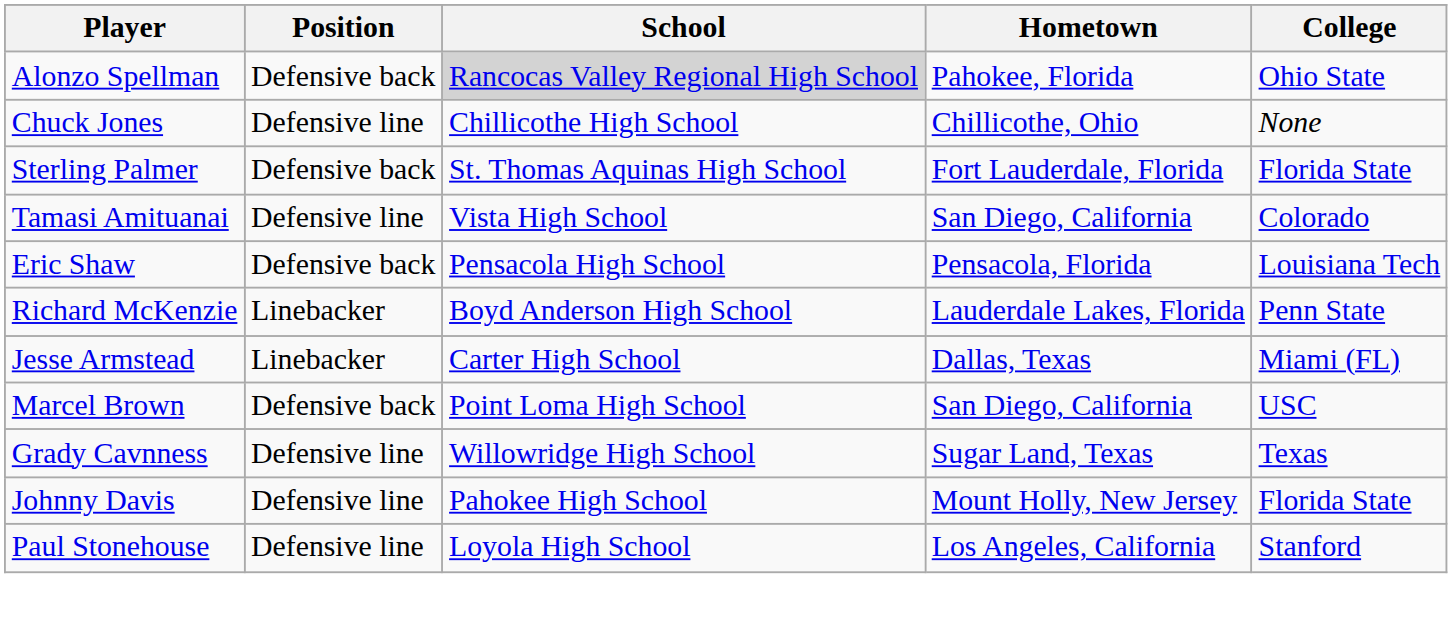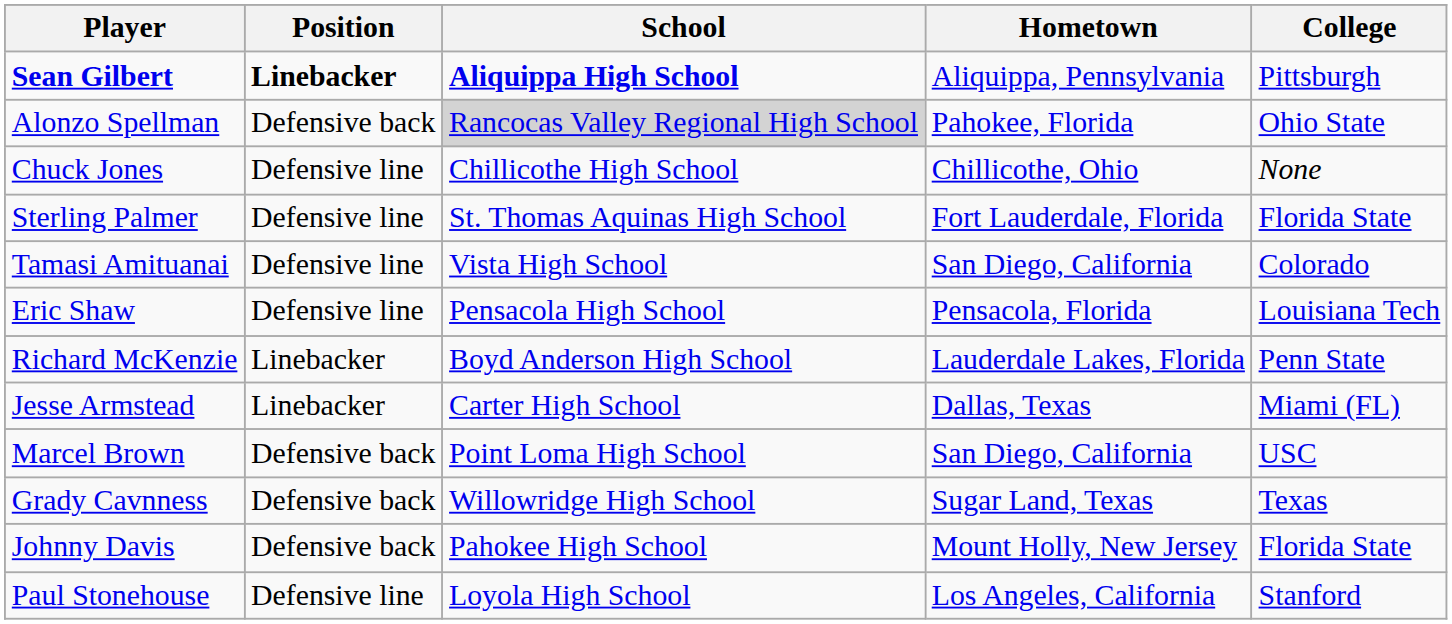+ row: (92, 75)
(343, 169) Defensive back -> (337, 216) Defensive line
(343, 264) Defensive back -> (337, 311) Defensive line
(337, 452) Defensive line -> (343, 500) Defensive back
(337, 500) Defensive line -> (343, 547) Defensive back
